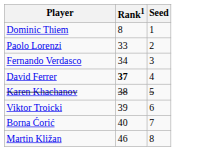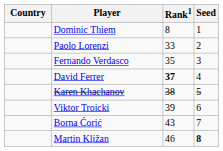+ column: (28, 13)
(123, 61) 34 -> (170, 61) 35
(123, 123) 40 -> (170, 123) 43
(152, 138) normal -> (199, 138) bold
